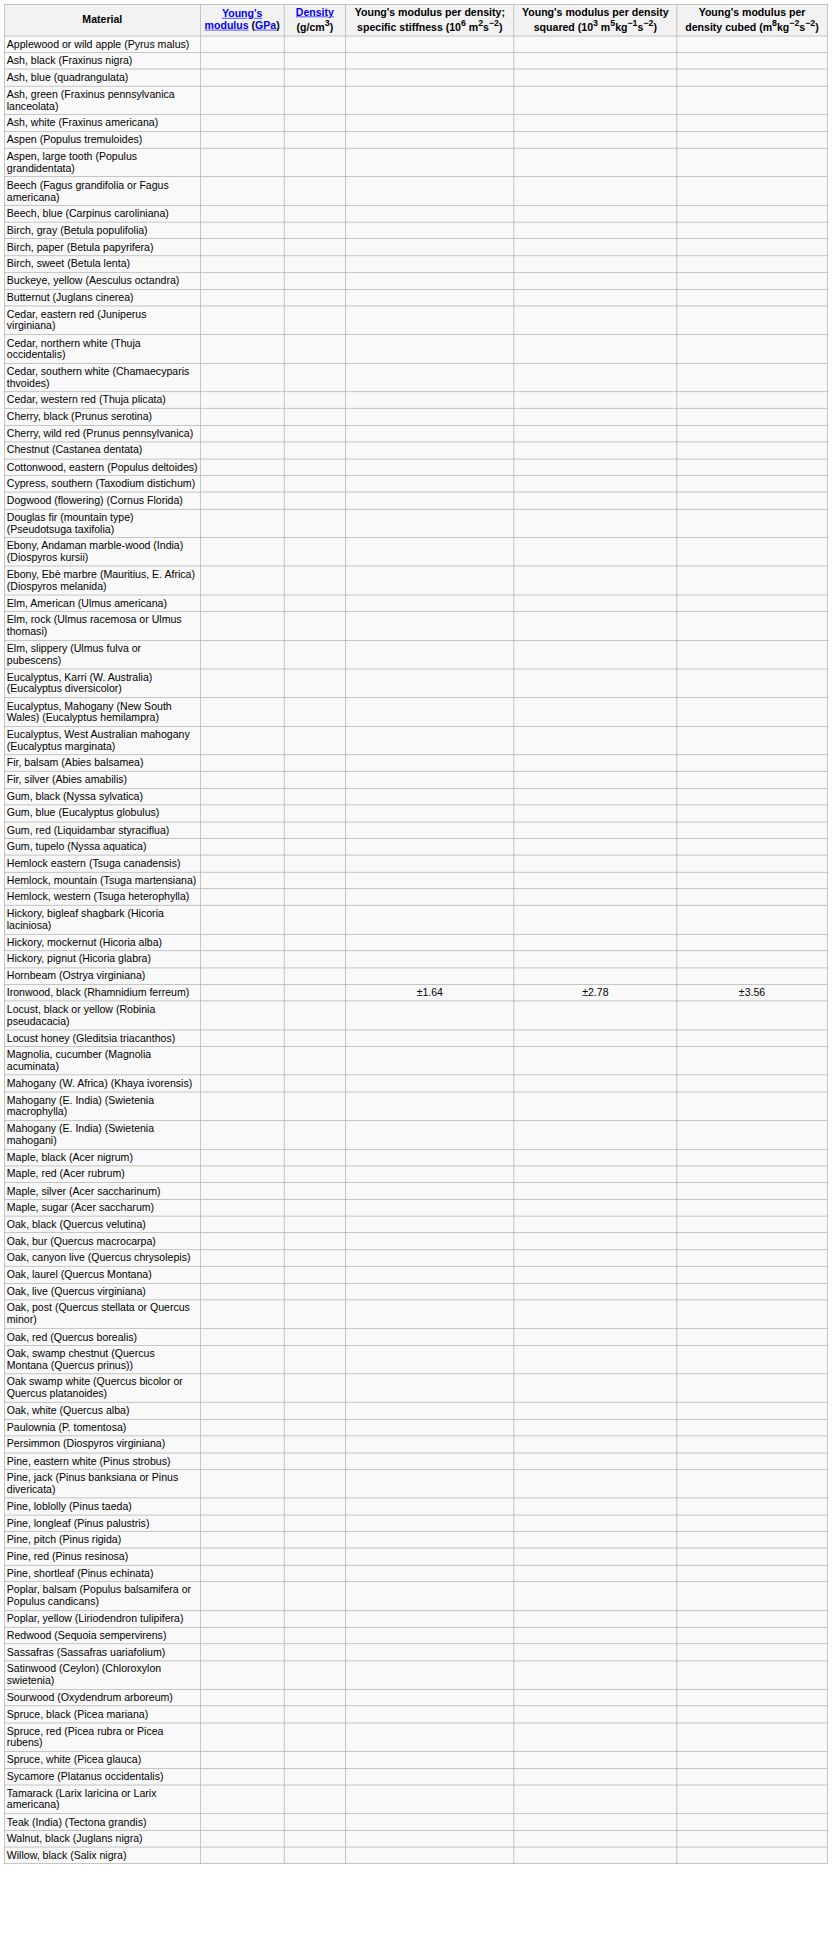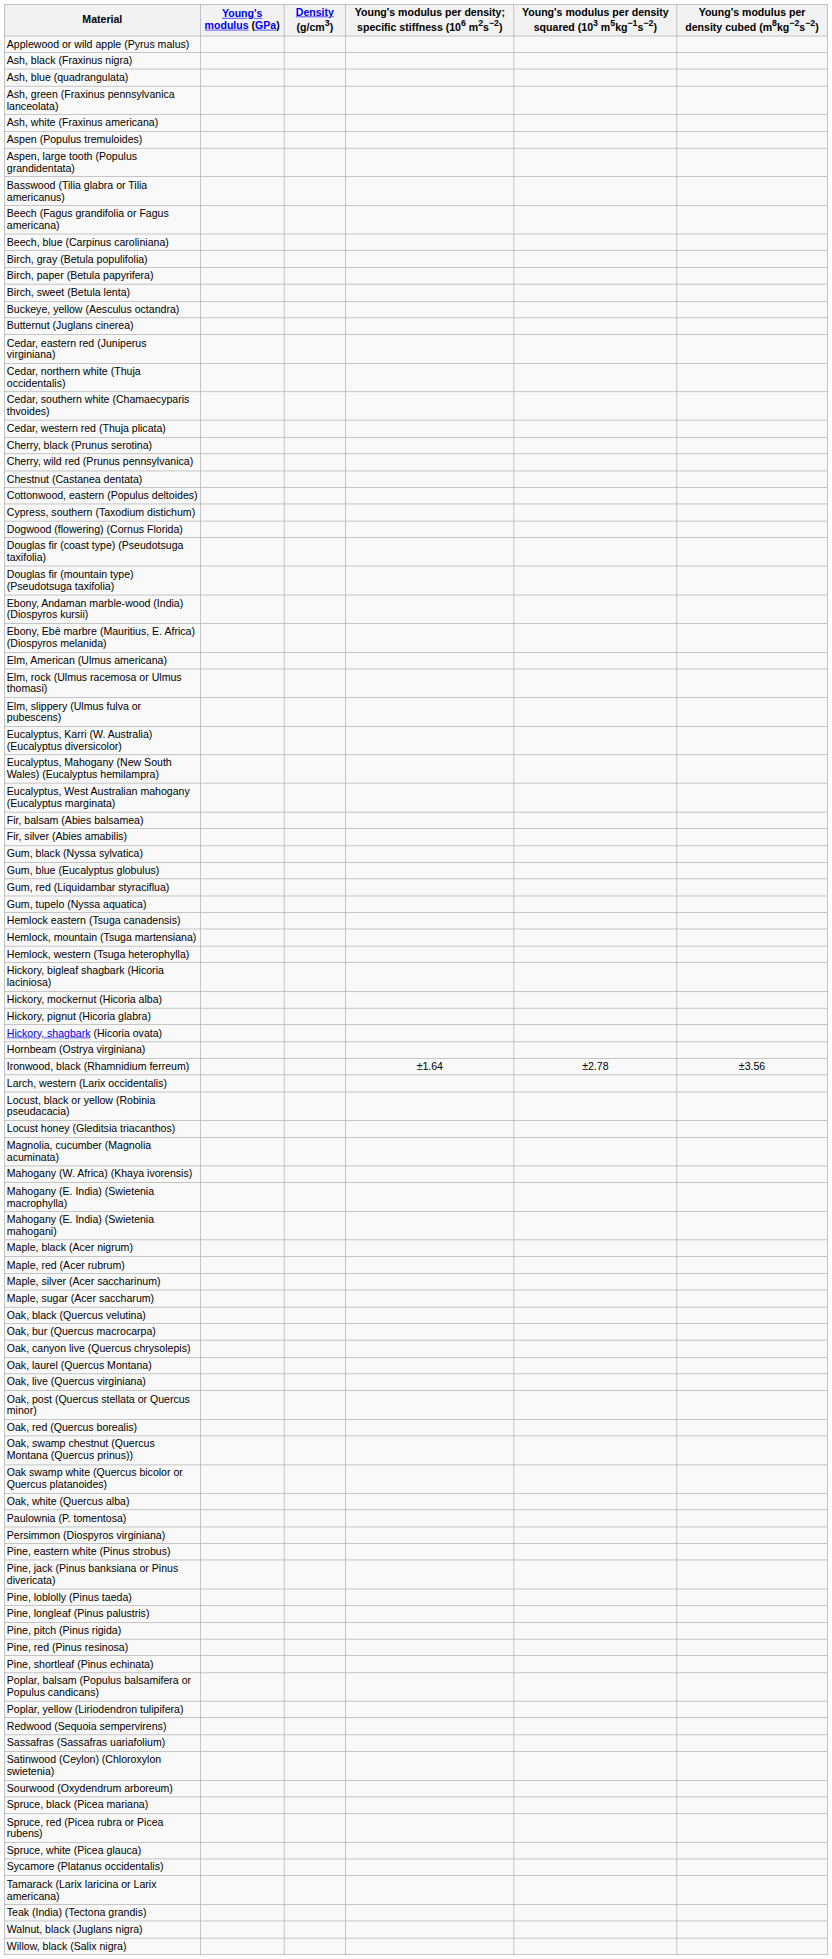+ row: (77, 191)
+ row: (95, 552)
+ row: (84, 1033)
+ row: (87, 1083)
